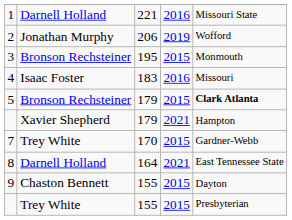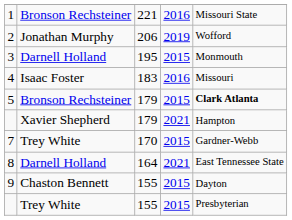(63, 15) Darnell Holland -> (76, 15) Bronson Rechsteiner
(76, 57) Bronson Rechsteiner -> (63, 57) Darnell Holland
